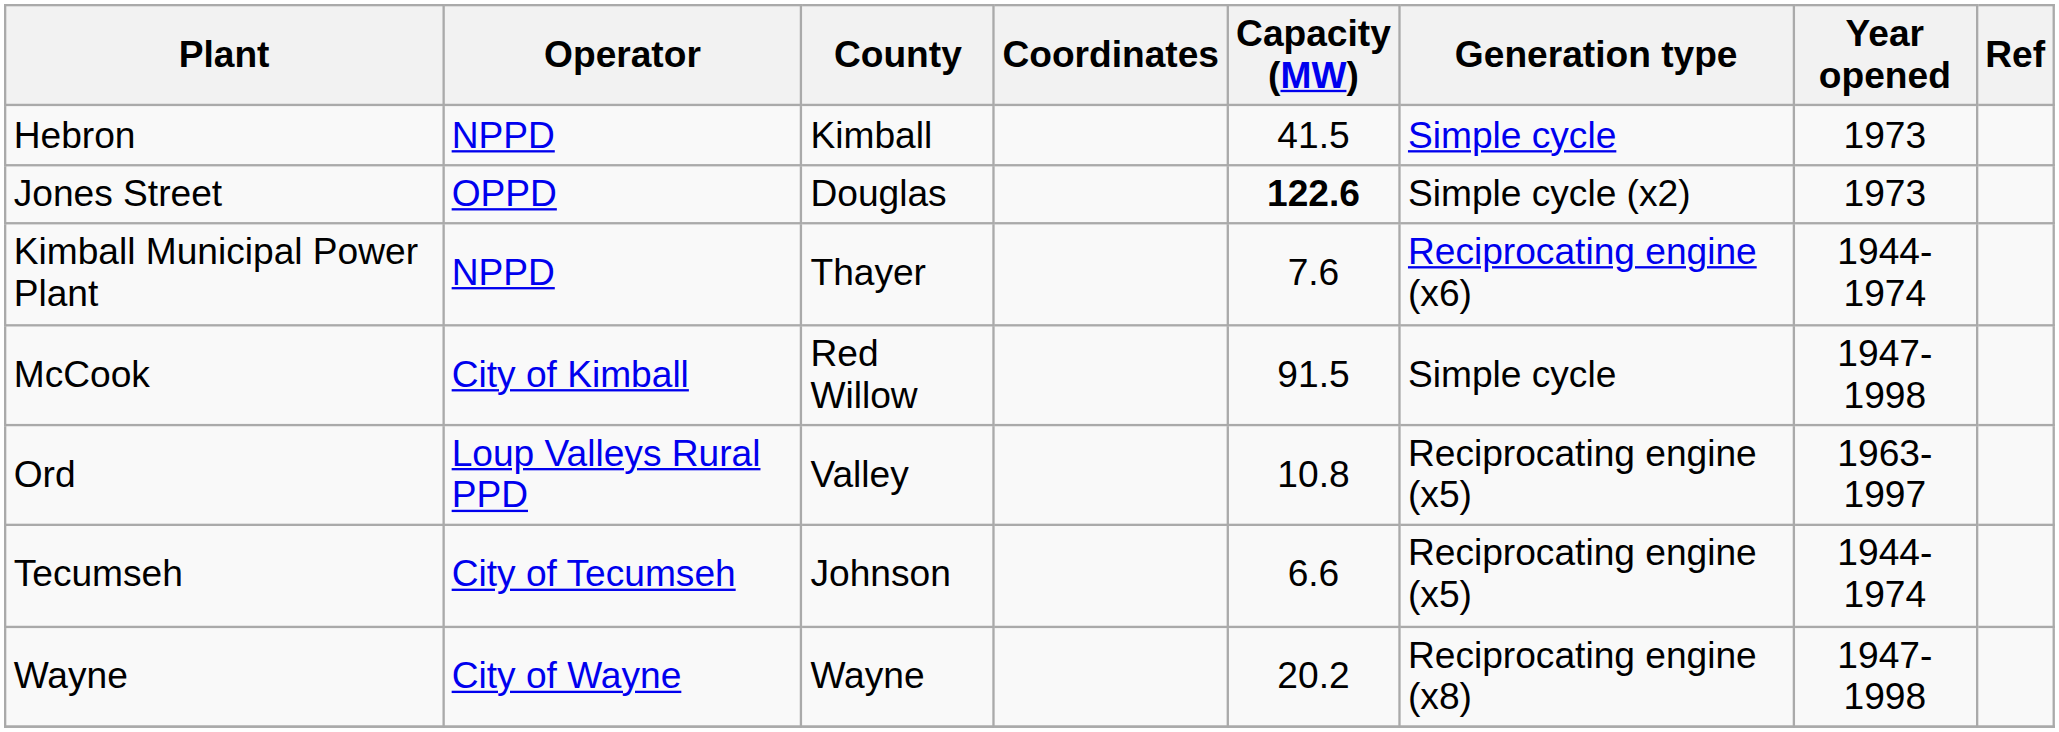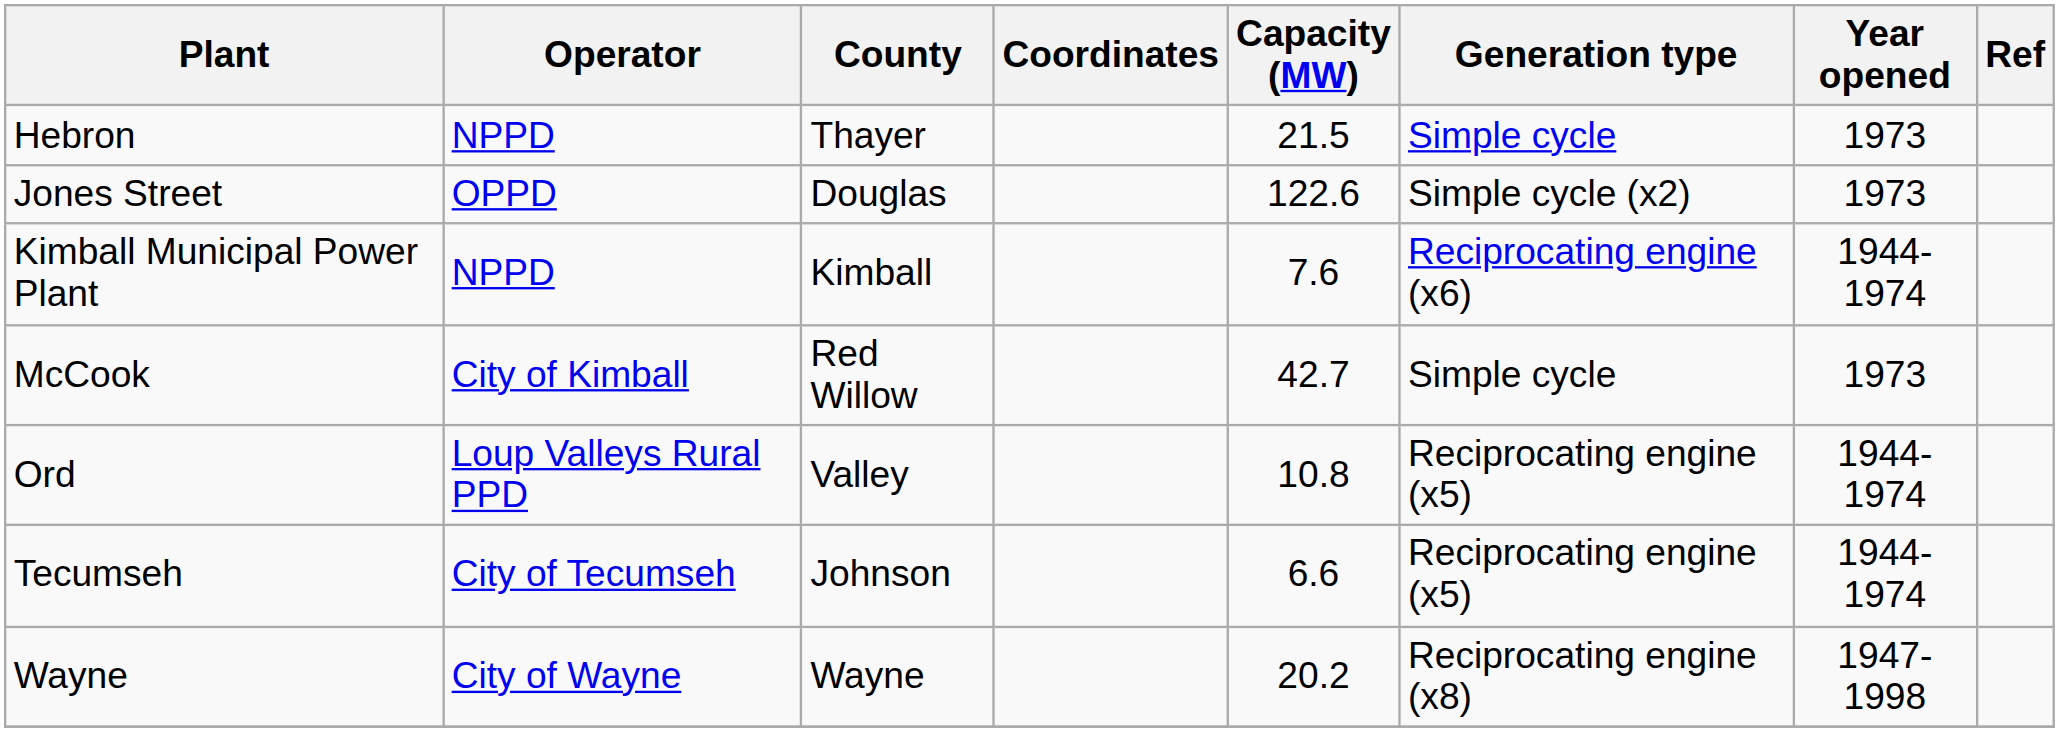(871, 134) Kimball -> (868, 134) Thayer
(1313, 134) 41.5 -> (1313, 134) 21.5
(1313, 193) bold -> (1313, 193) normal
(868, 273) Thayer -> (871, 273) Kimball
(1313, 373) 91.5 -> (1313, 373) 42.7
(1885, 373) 1947-1998 -> (1885, 373) 1973
(1885, 474) 1963-1997 -> (1885, 474) 1944-1974
